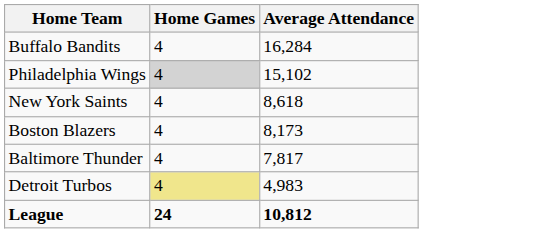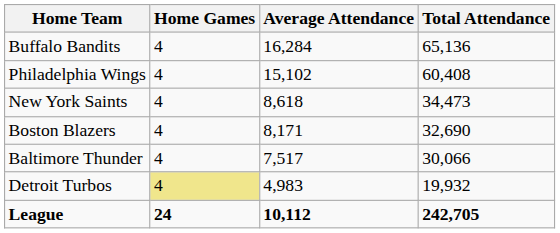+ column: (486, 18)
(158, 74) lightgrey background -> (158, 74) no background
(283, 130) 8,173 -> (283, 130) 8,171
(283, 158) 7,817 -> (283, 158) 7,517
(288, 213) 10,812 -> (287, 213) 10,112
